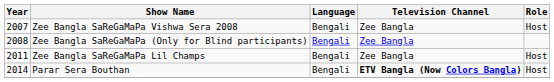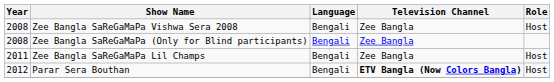(17, 26) 2007 -> (17, 26) 2008
(17, 70) 2014 -> (17, 70) 2012
